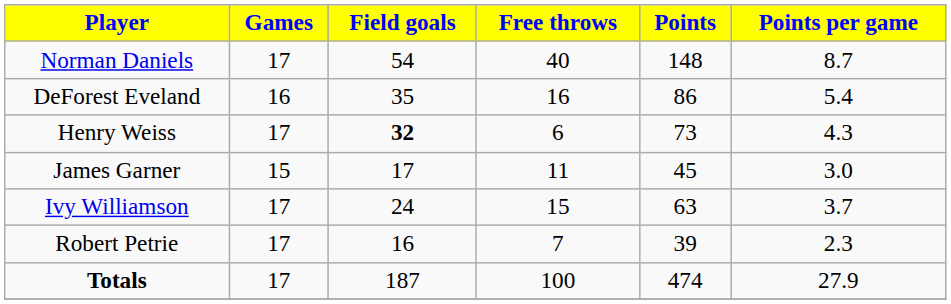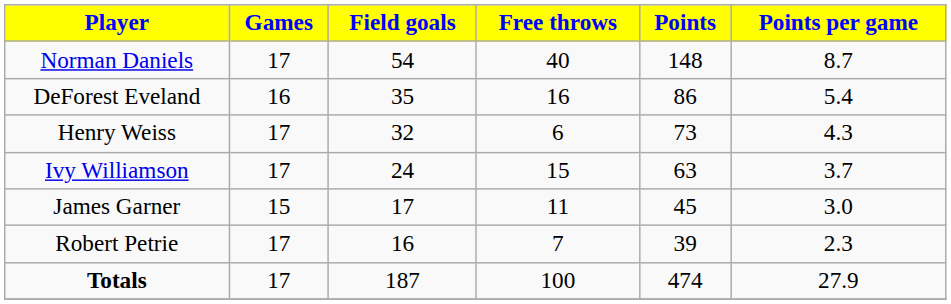(403, 133) bold -> (403, 133) normal
rows swapped: (117, 206) <-> (117, 170)
